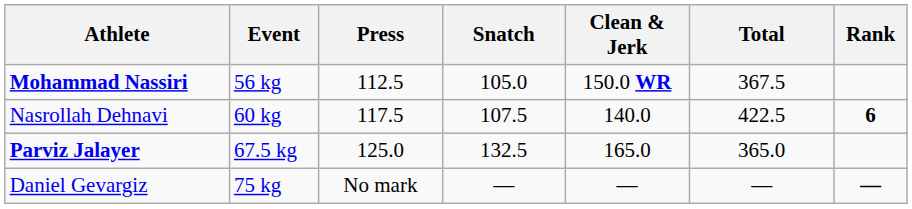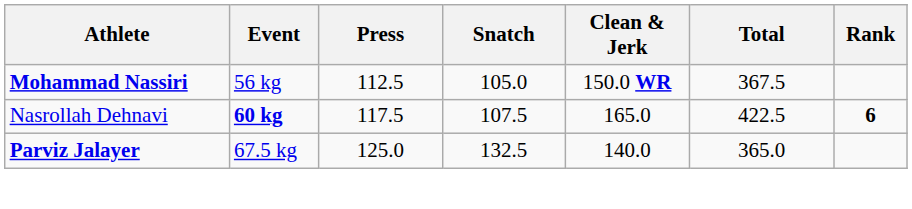(258, 116) normal -> (258, 116) bold
(627, 116) 140.0 -> (627, 116) 165.0
(627, 151) 165.0 -> (627, 151) 140.0
- row: (79, 185)
